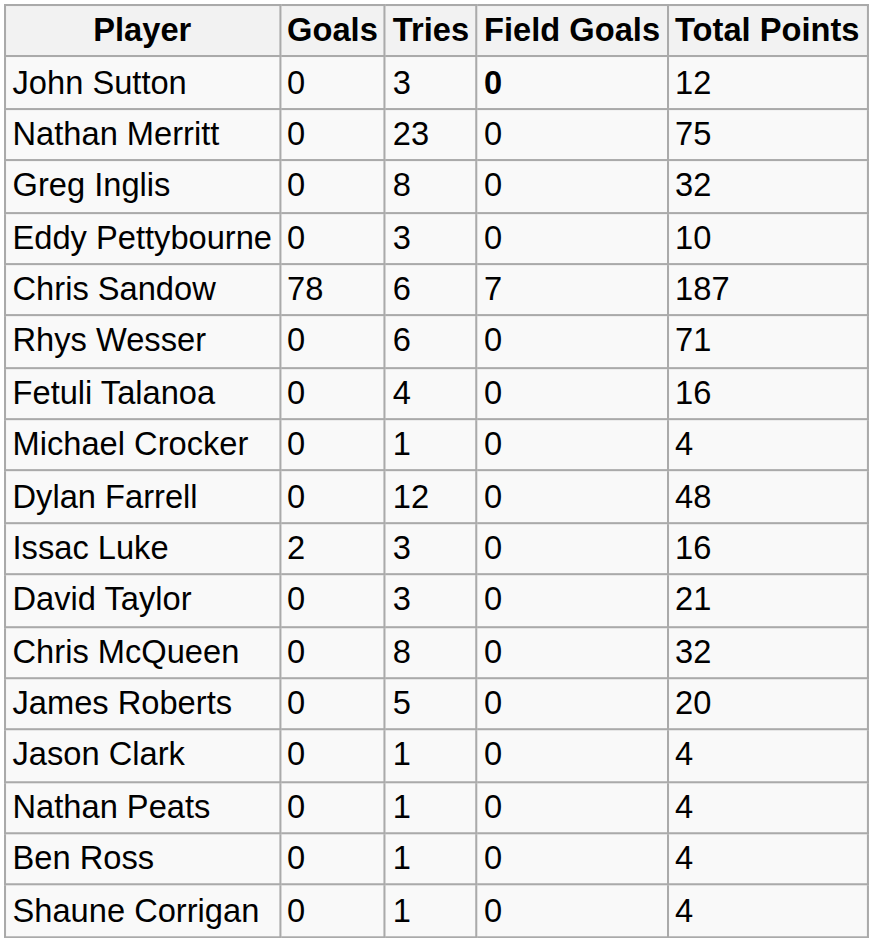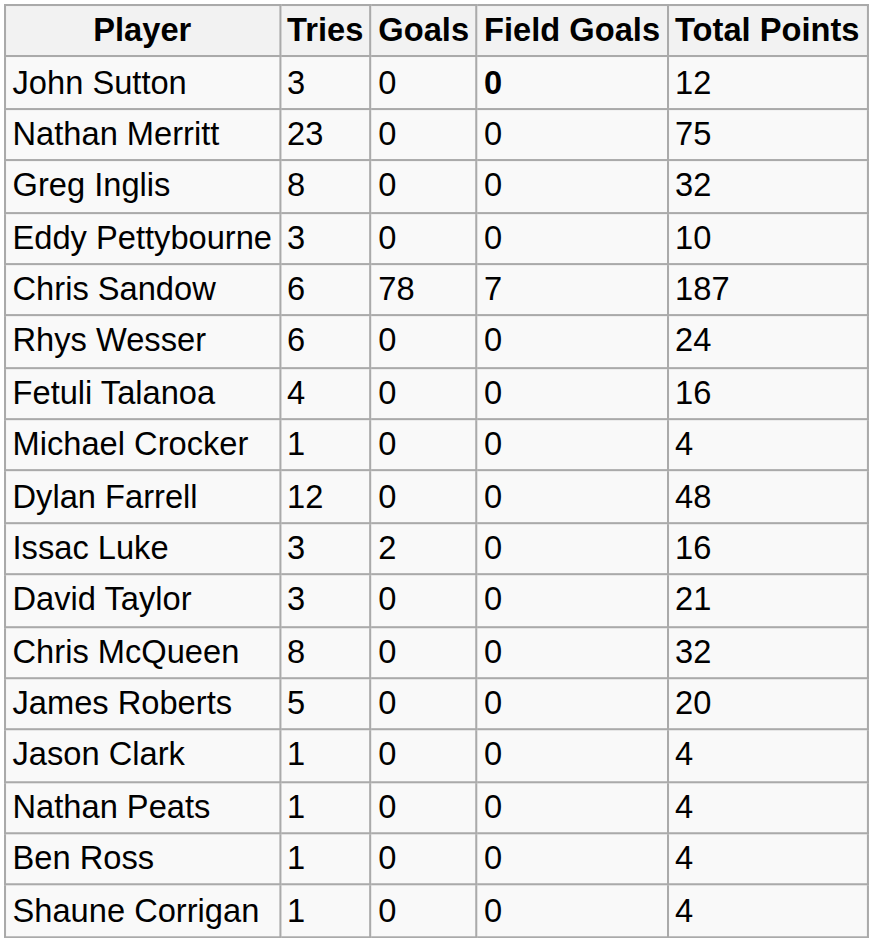columns swapped: (431, 30) <-> (332, 30)
(693, 340) 71 -> (693, 340) 24
